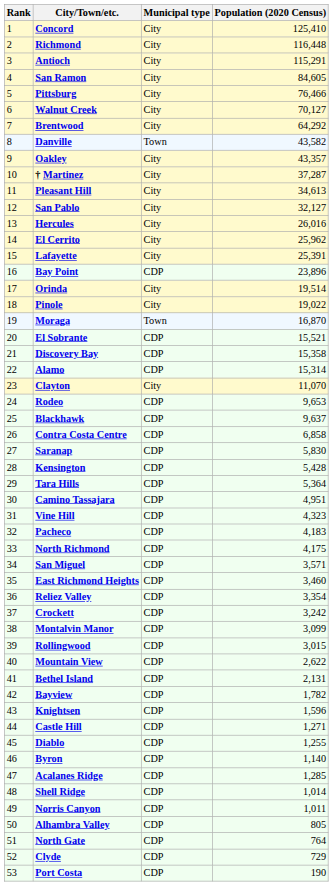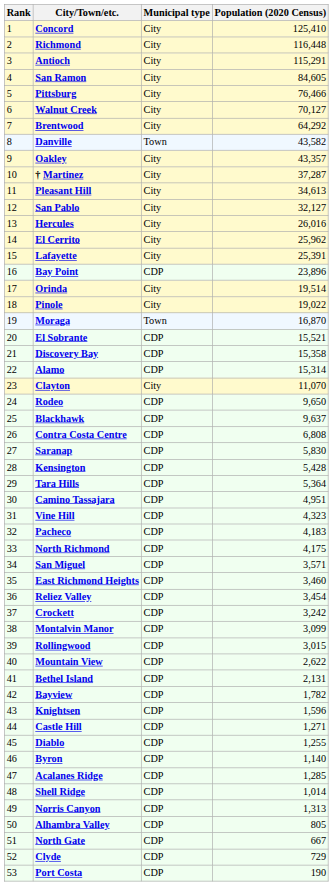(315, 402) 9,653 -> (315, 402) 9,650
(315, 434) 6,858 -> (315, 434) 6,808
(315, 597) 3,354 -> (315, 597) 3,454
(315, 808) 1,011 -> (315, 808) 1,313
(318, 840) 764 -> (318, 840) 667
